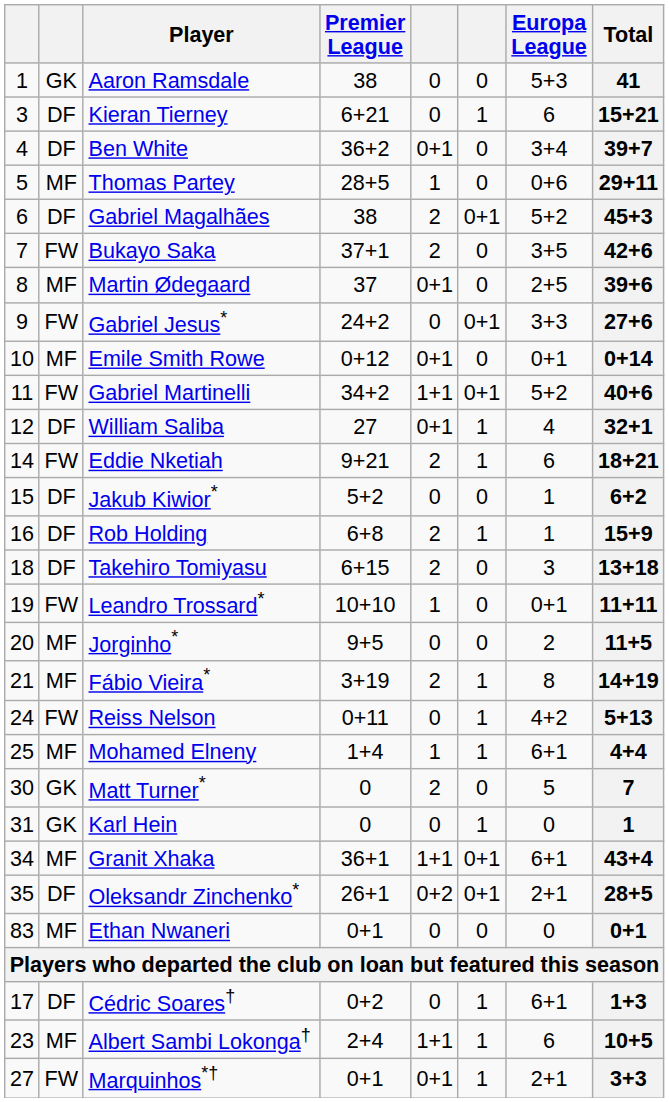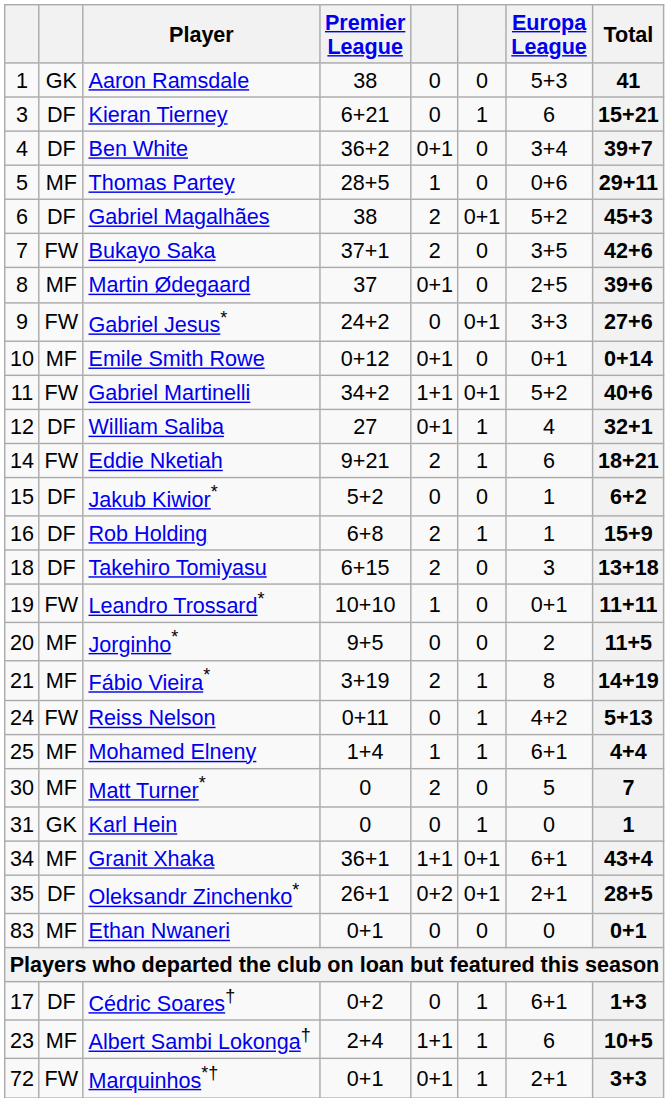(61, 788) GK -> (61, 788) MF
(22, 1078) 27 -> (22, 1078) 72
